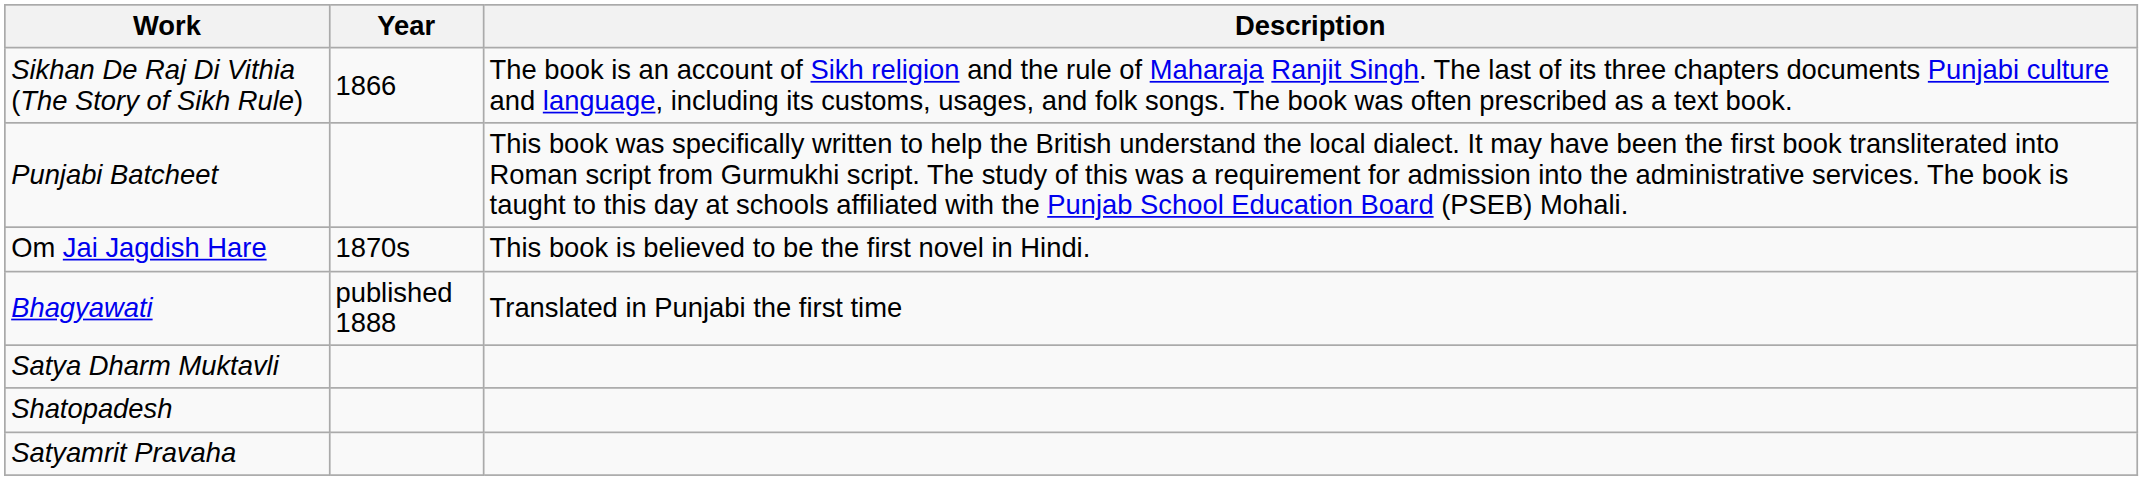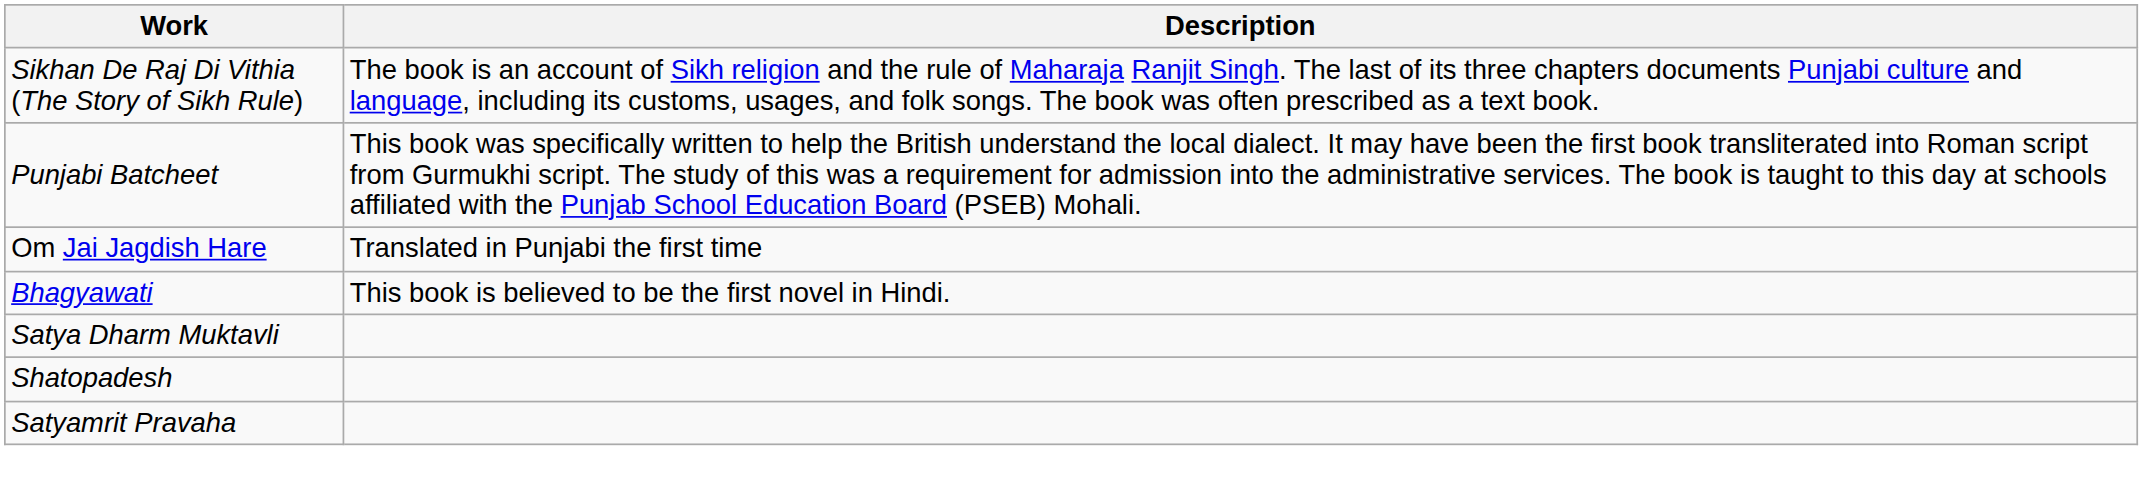- column: (406, 26)
(790, 248) This book is believed to be the first novel in Hindi. -> (556, 248) Translated in Punjabi the first time
(696, 307) Translated in Punjabi the first time -> (650, 292) This book is believed to be the first novel in Hindi.
